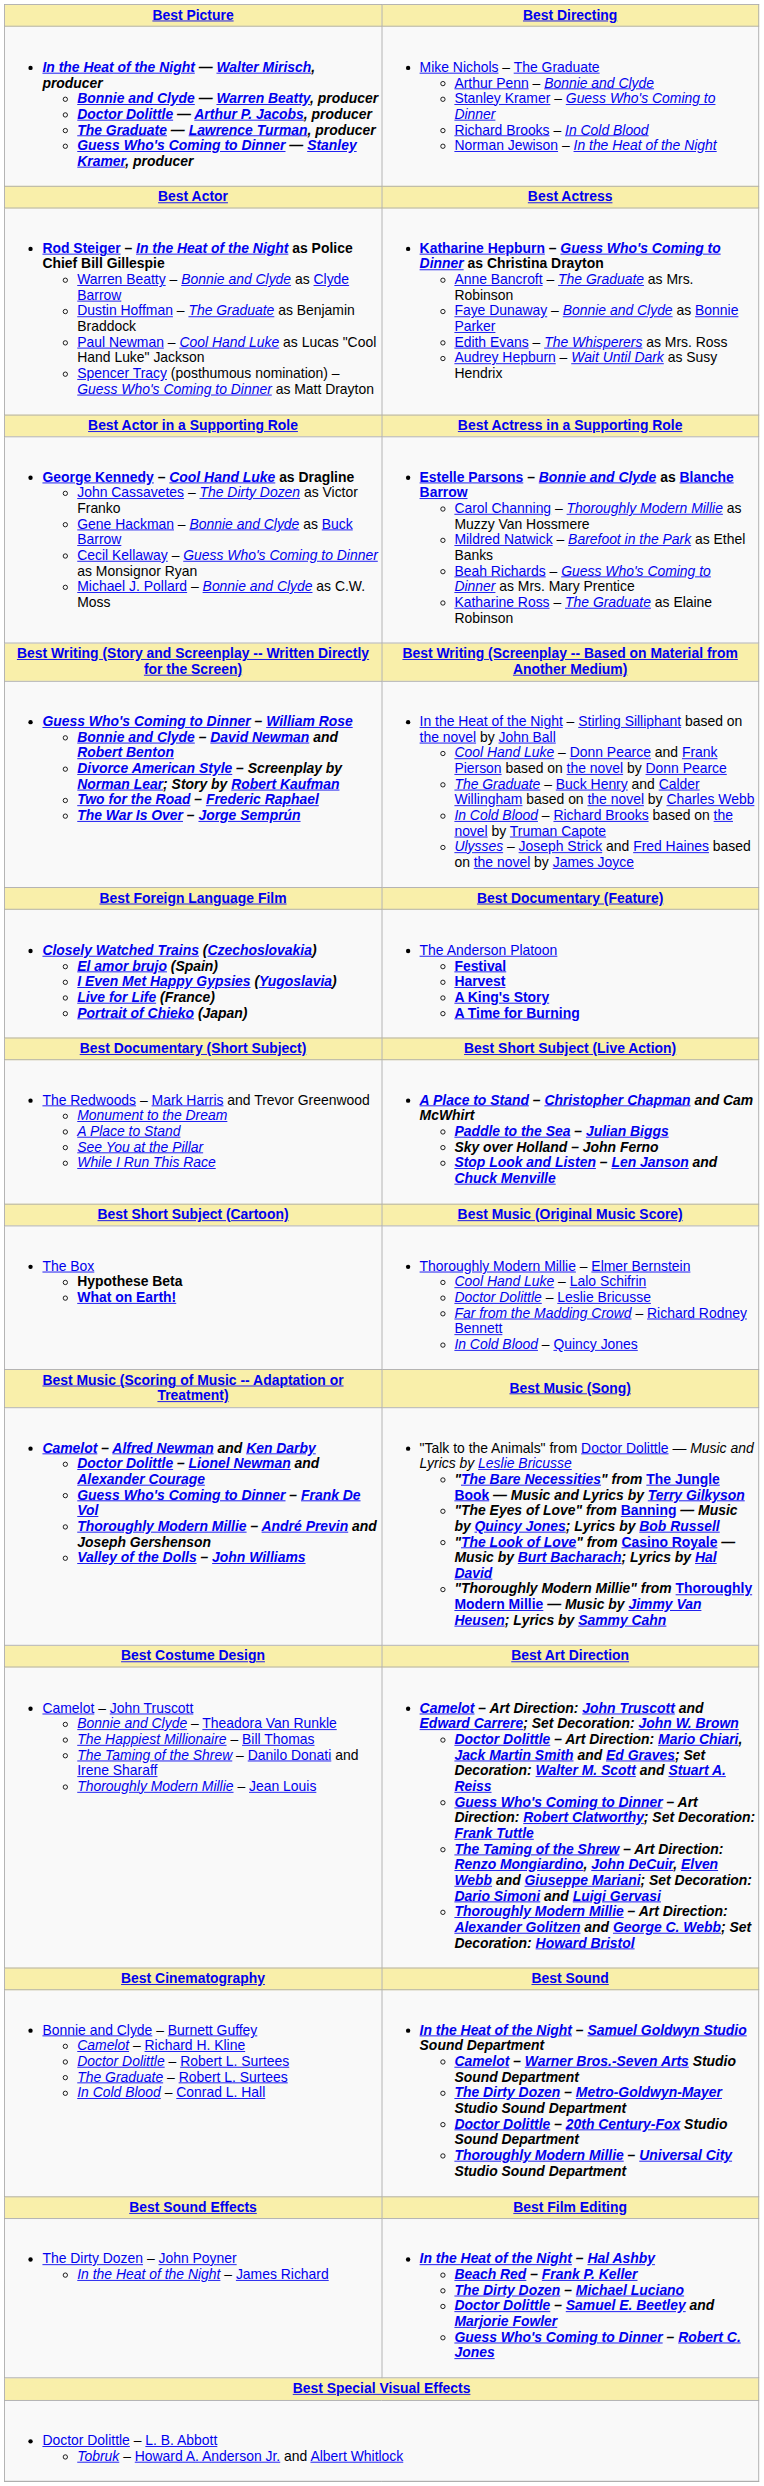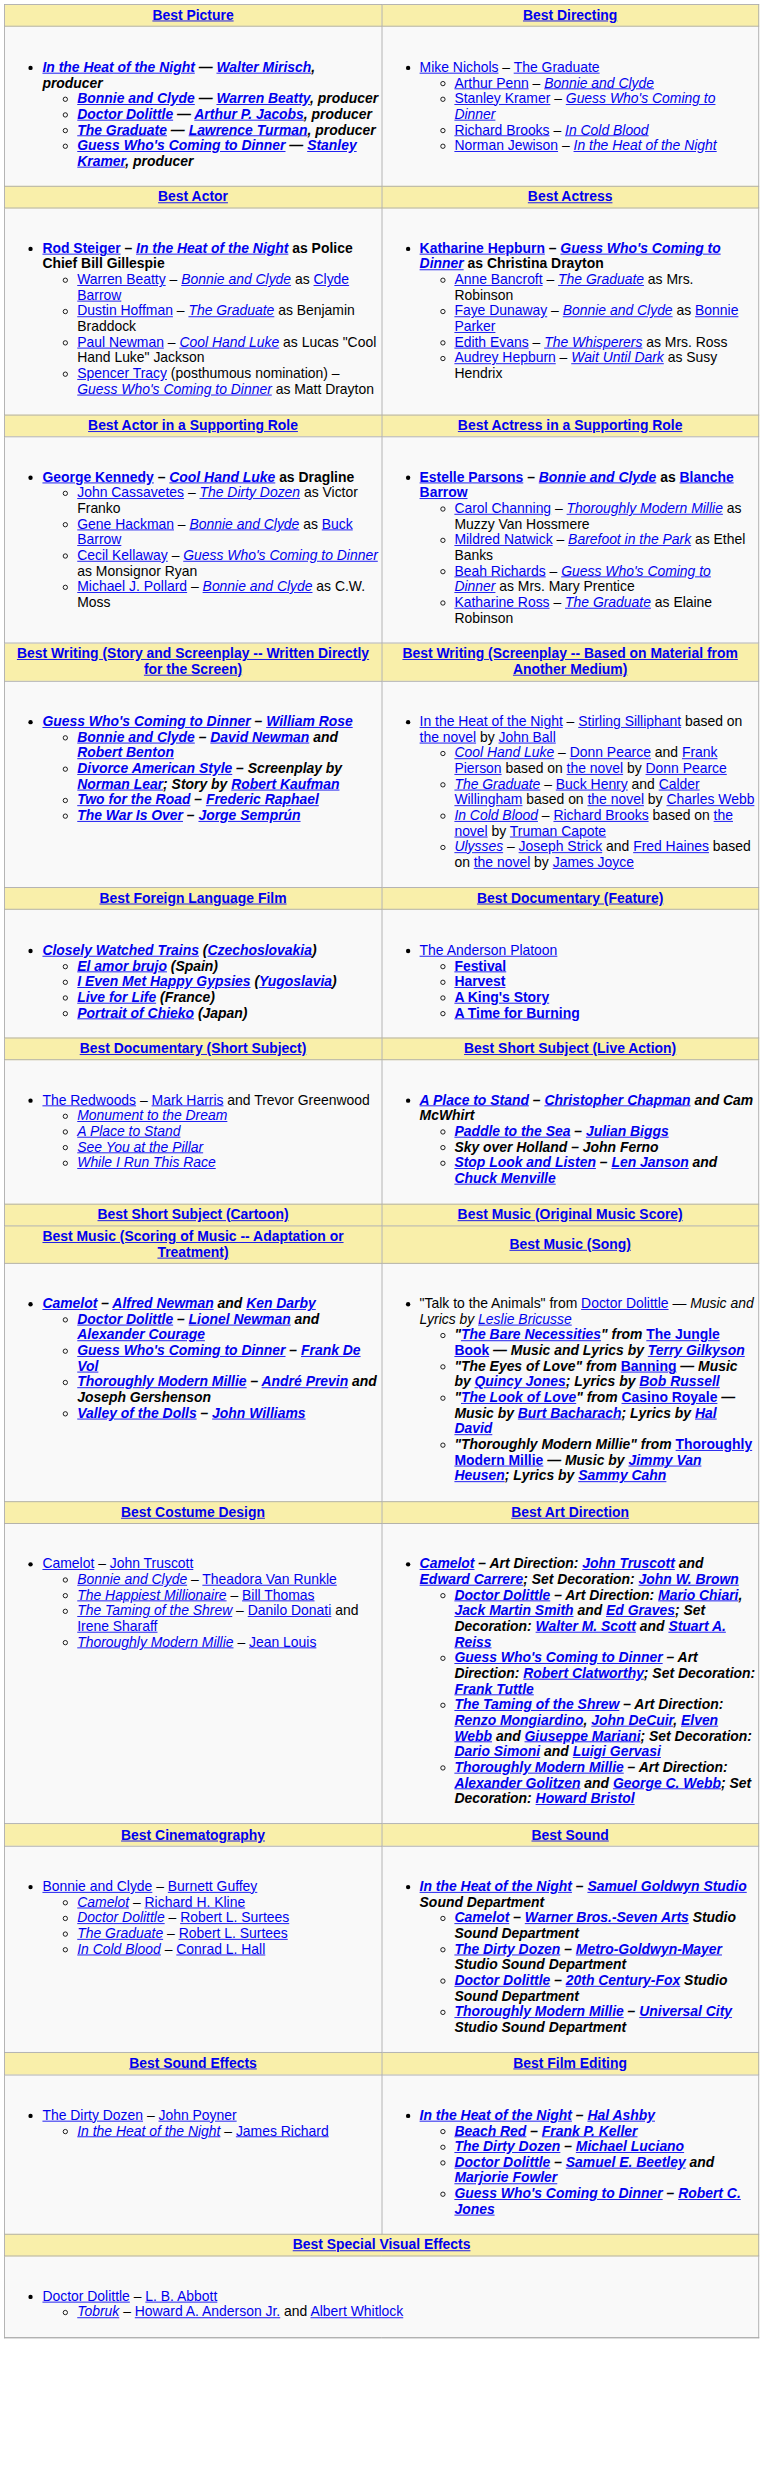- row: (193, 1282)
